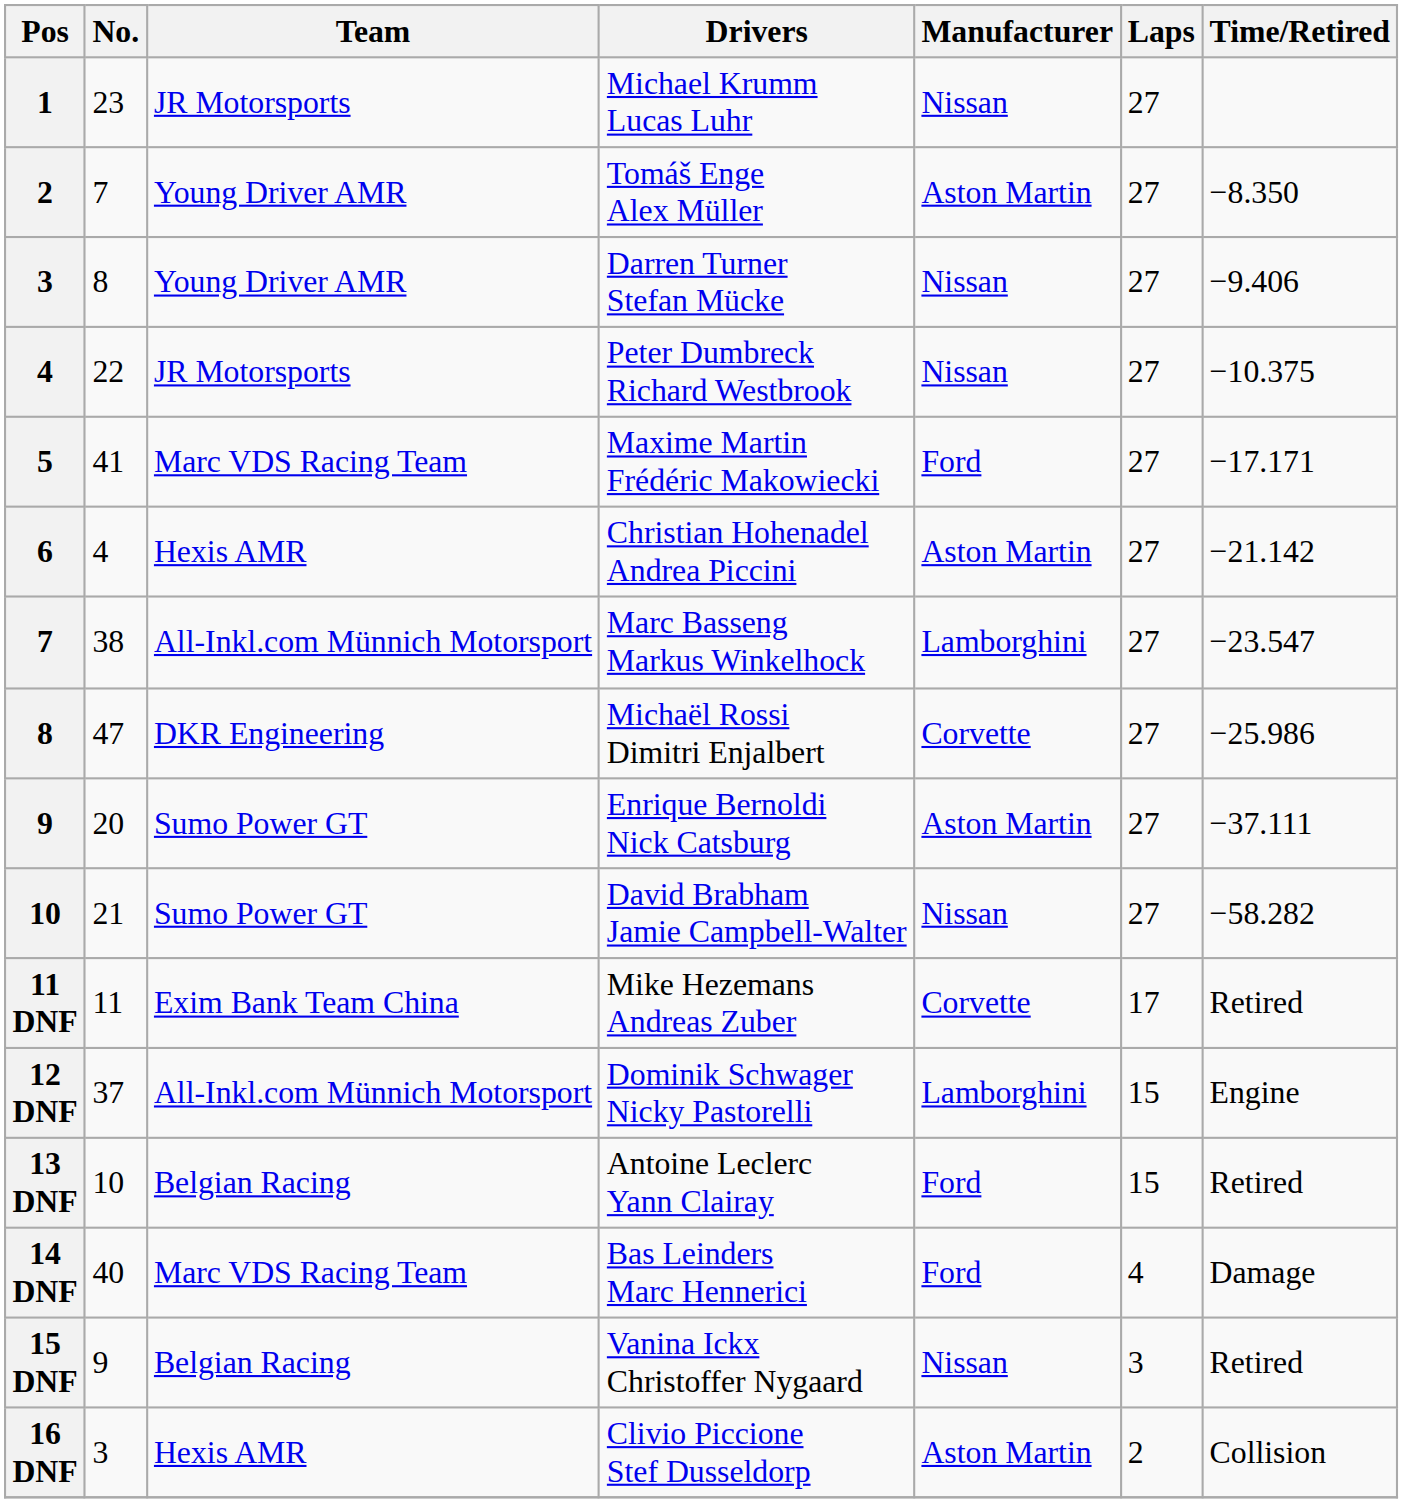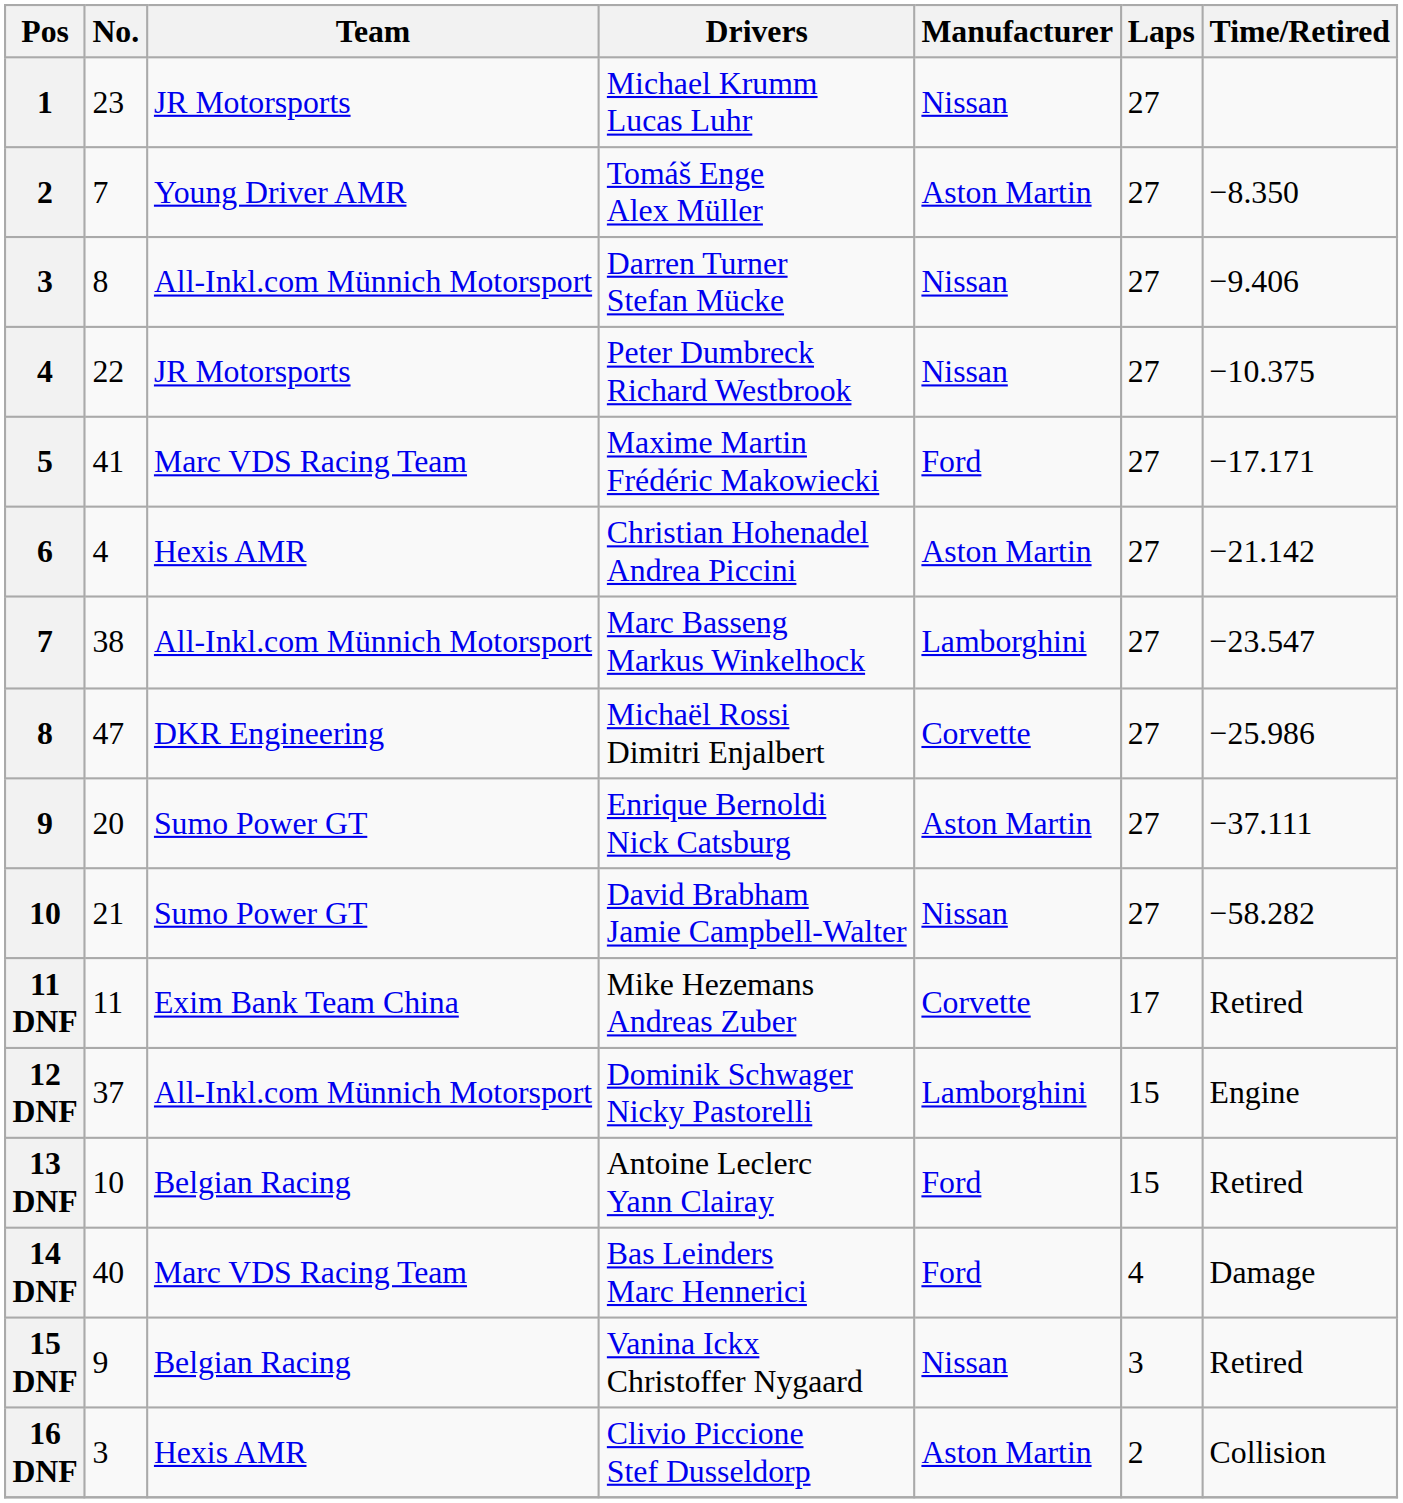(280, 282) Young Driver AMR -> (373, 282) All-Inkl.com Münnich Motorsport
